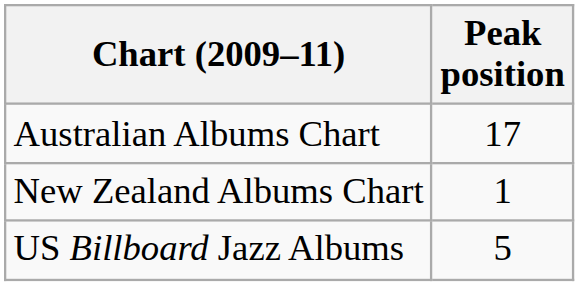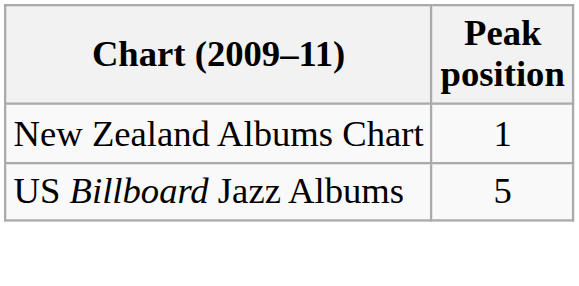- row: (197, 132)
